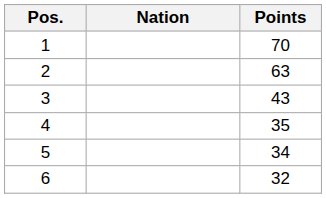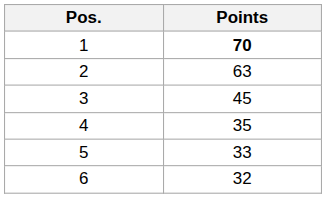- column: (163, 17)
(280, 44) normal -> (242, 44) bold
(280, 98) 43 -> (242, 98) 45
(280, 152) 34 -> (242, 152) 33
